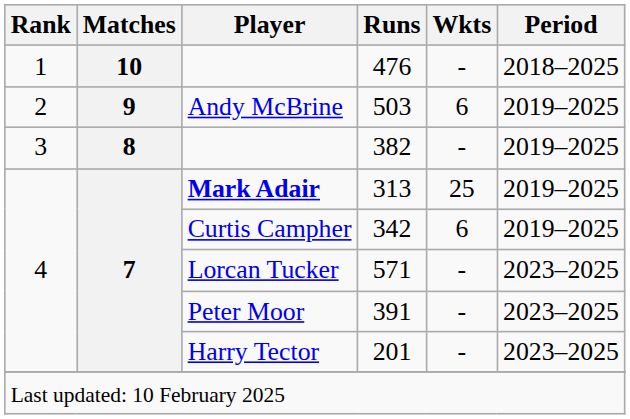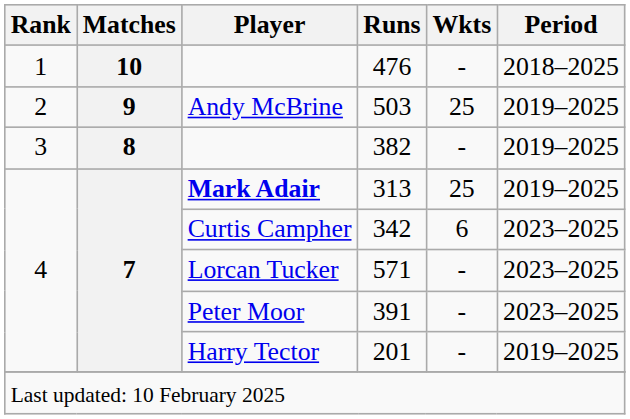(462, 106) 6 -> (462, 106) 25
(561, 229) 2019–2025 -> (561, 229) 2023–2025
(561, 351) 2023–2025 -> (561, 351) 2019–2025
